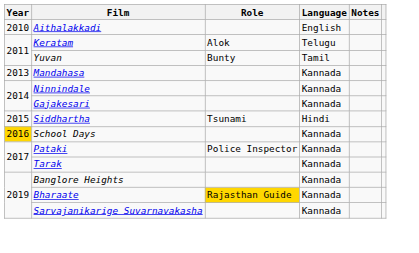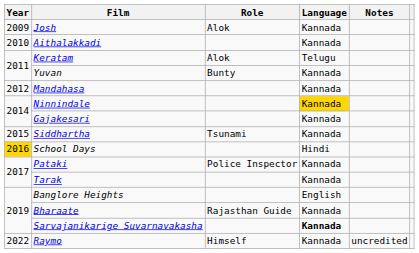+ row: (45, 27)
(321, 27) English -> (321, 42) Kannada
(316, 58) Tamil -> (321, 73) Kannada
(18, 73) 2013 -> (18, 88) 2012
(321, 88) no background -> (321, 104) gold background
(316, 119) Hindi -> (321, 134) Kannada
(321, 134) Kannada -> (316, 149) Hindi
(321, 180) Kannada -> (321, 195) English
(249, 195) gold background -> (249, 210) no background
(321, 210) normal -> (321, 226) bold
+ row: (48, 241)
